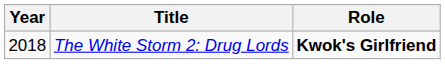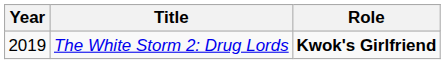(27, 44) 2018 -> (27, 44) 2019
